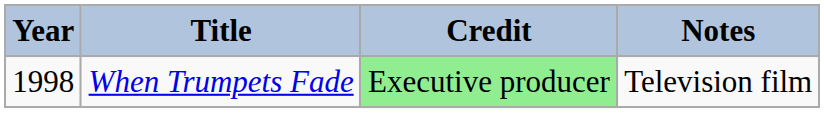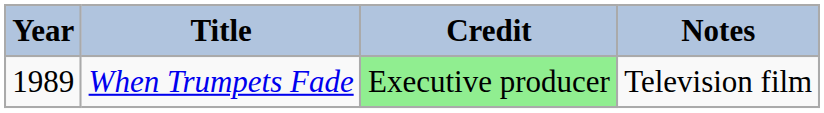(43, 81) 1998 -> (43, 81) 1989
